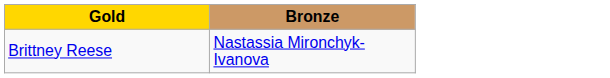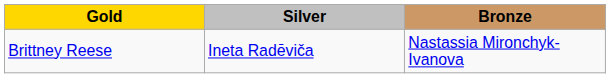+ column: (305, 17)
